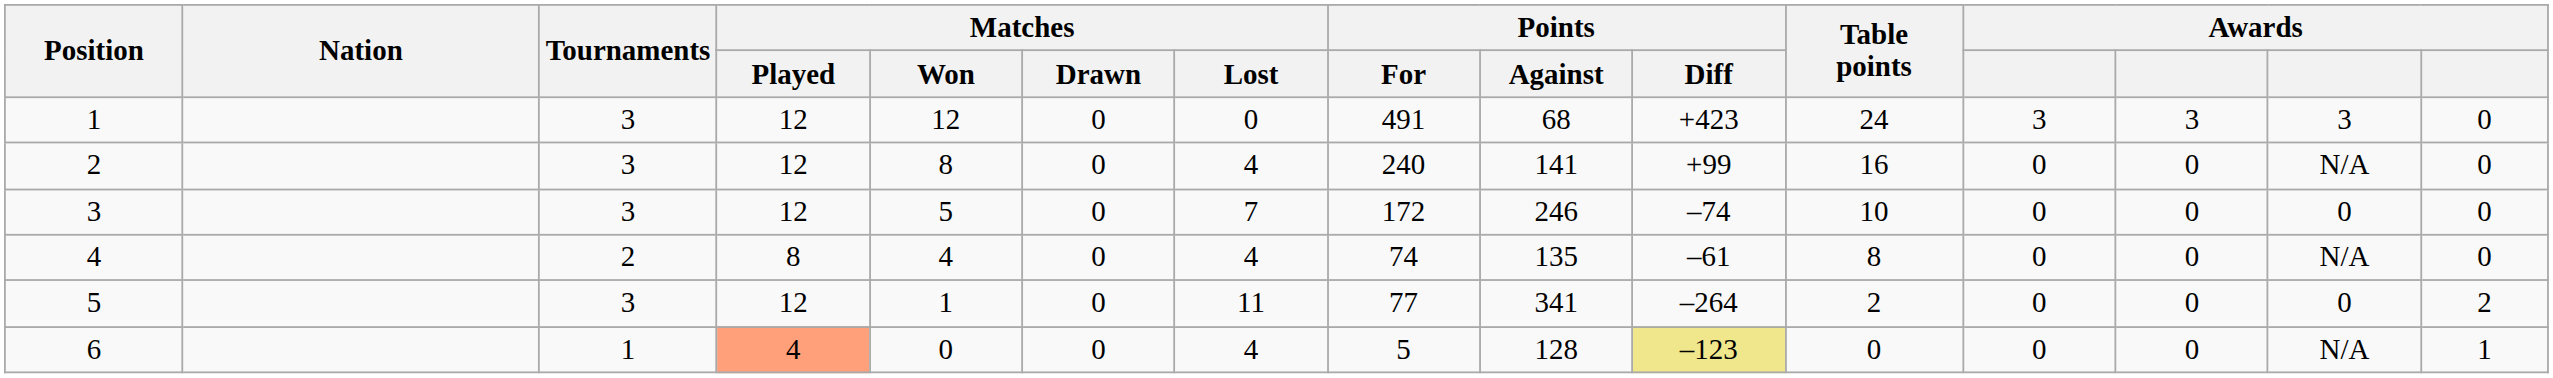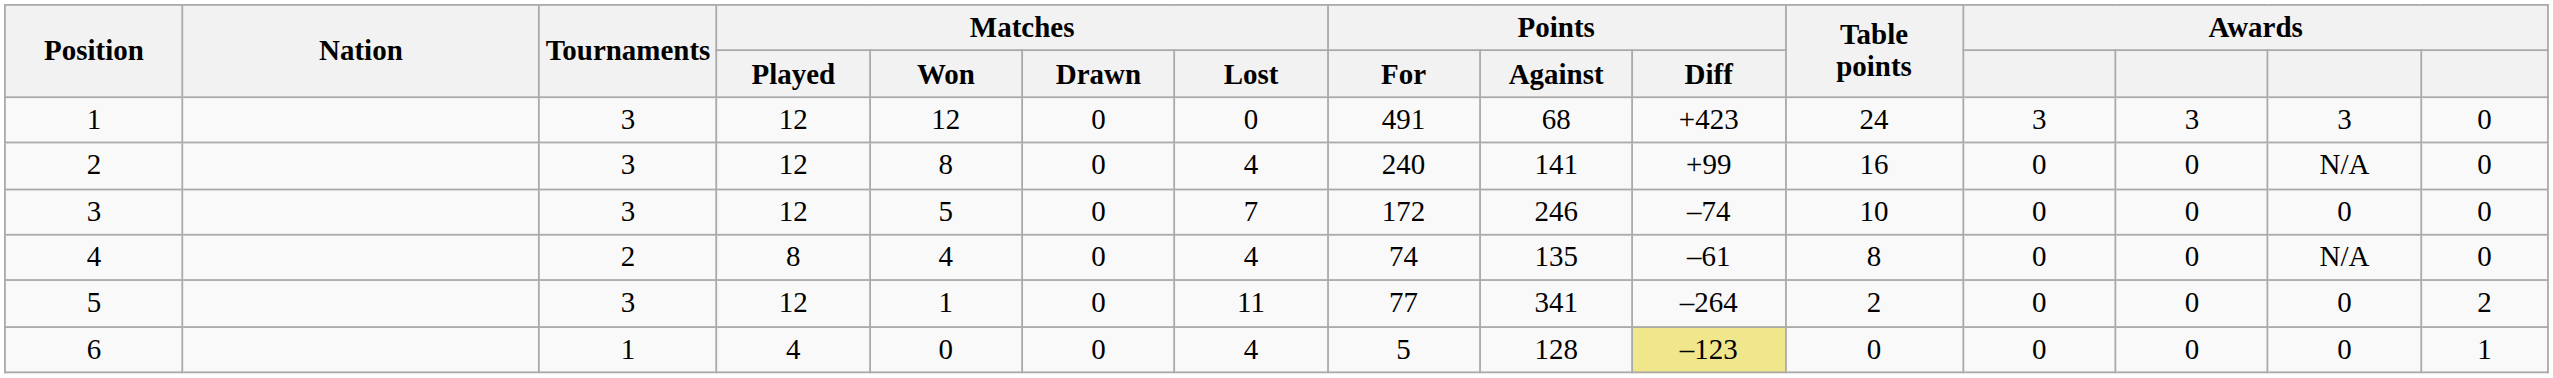(793, 348) lightsalmon background -> (793, 348) no background
(2344, 348) N/A -> (2344, 348) 0
